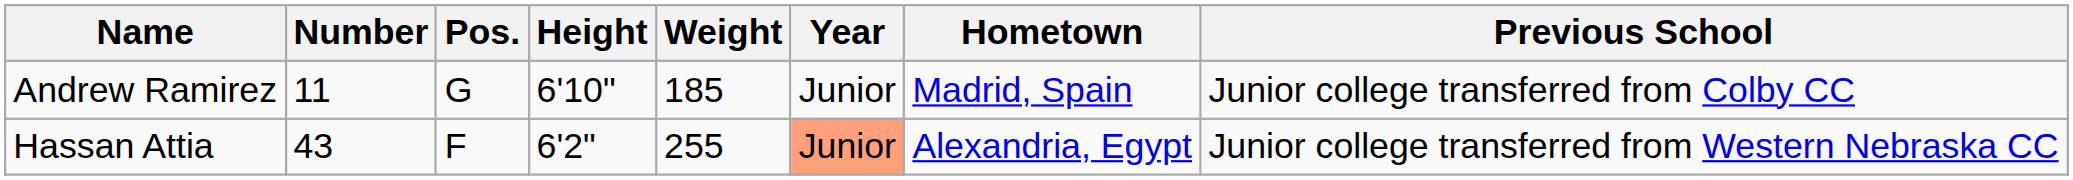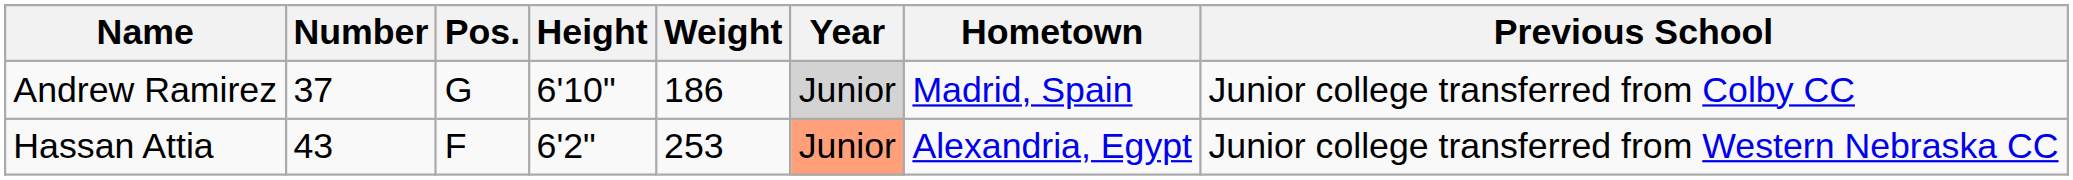(312, 89) 11 -> (313, 89) 37
(694, 89) 185 -> (694, 89) 186
(847, 89) no background -> (847, 89) lightgrey background
(694, 145) 255 -> (694, 145) 253
